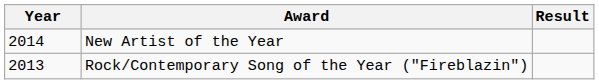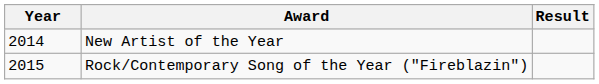(26, 66) 2013 -> (26, 66) 2015
